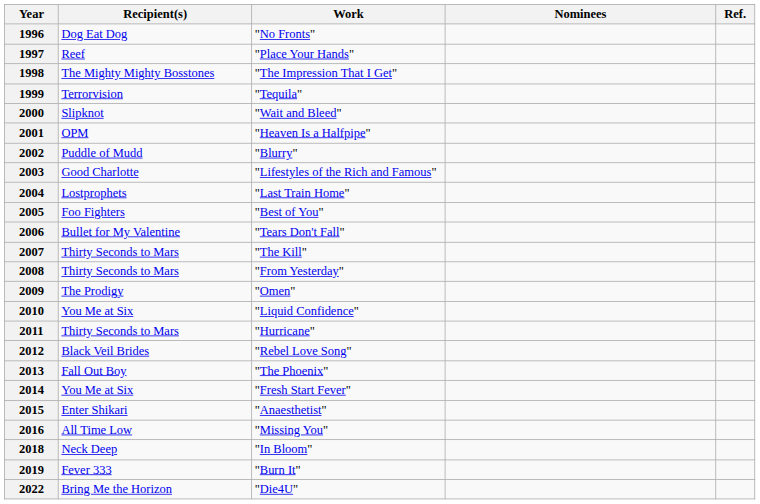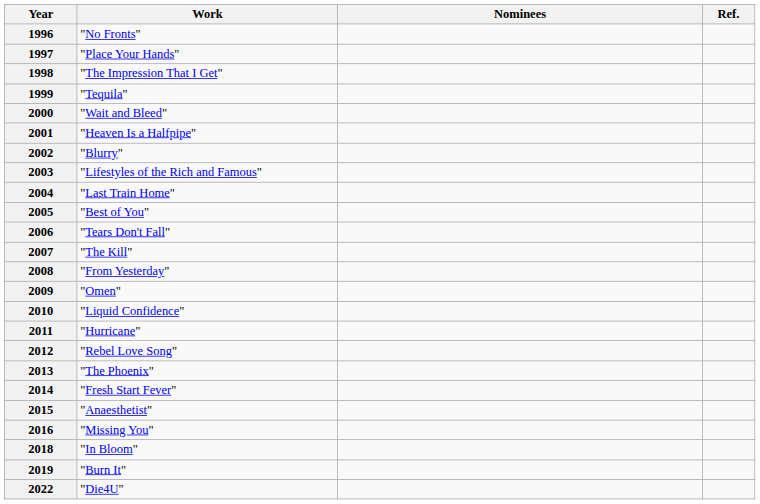- column: (155, 14)
